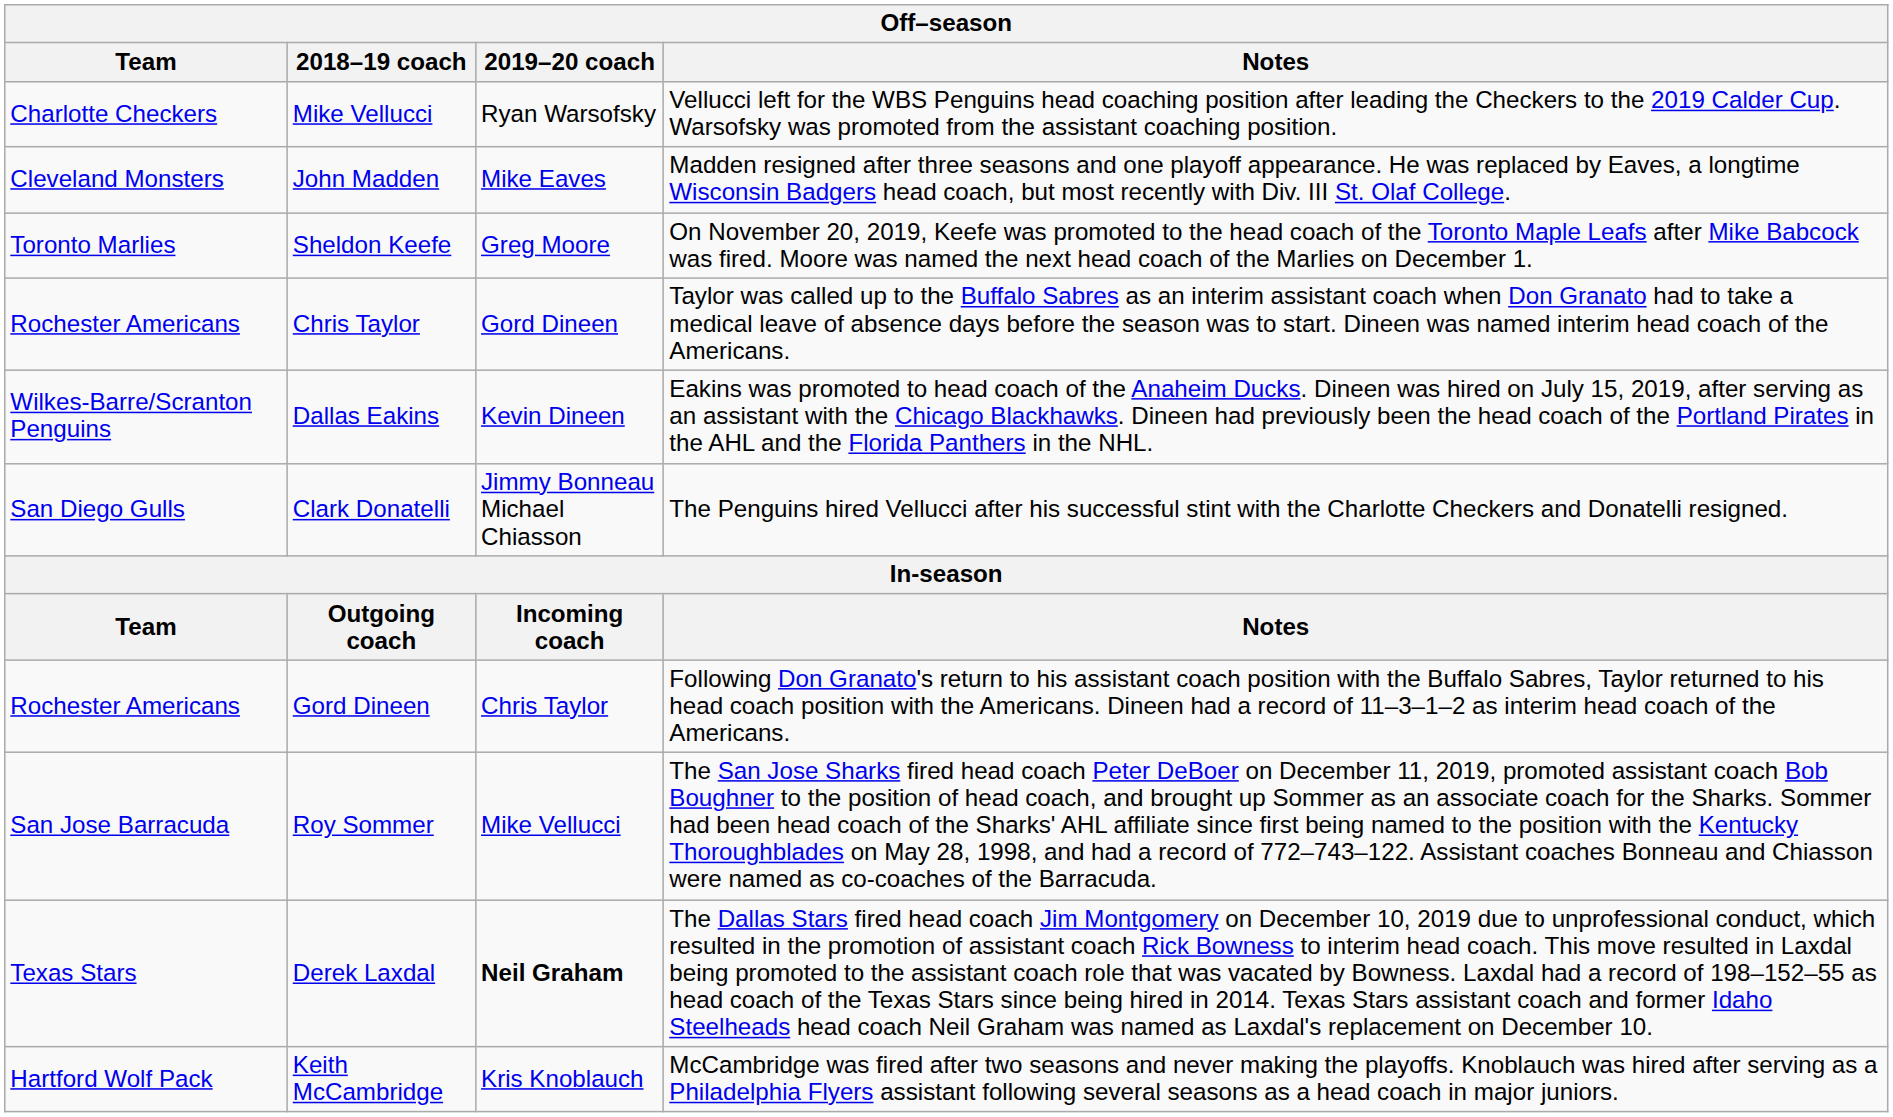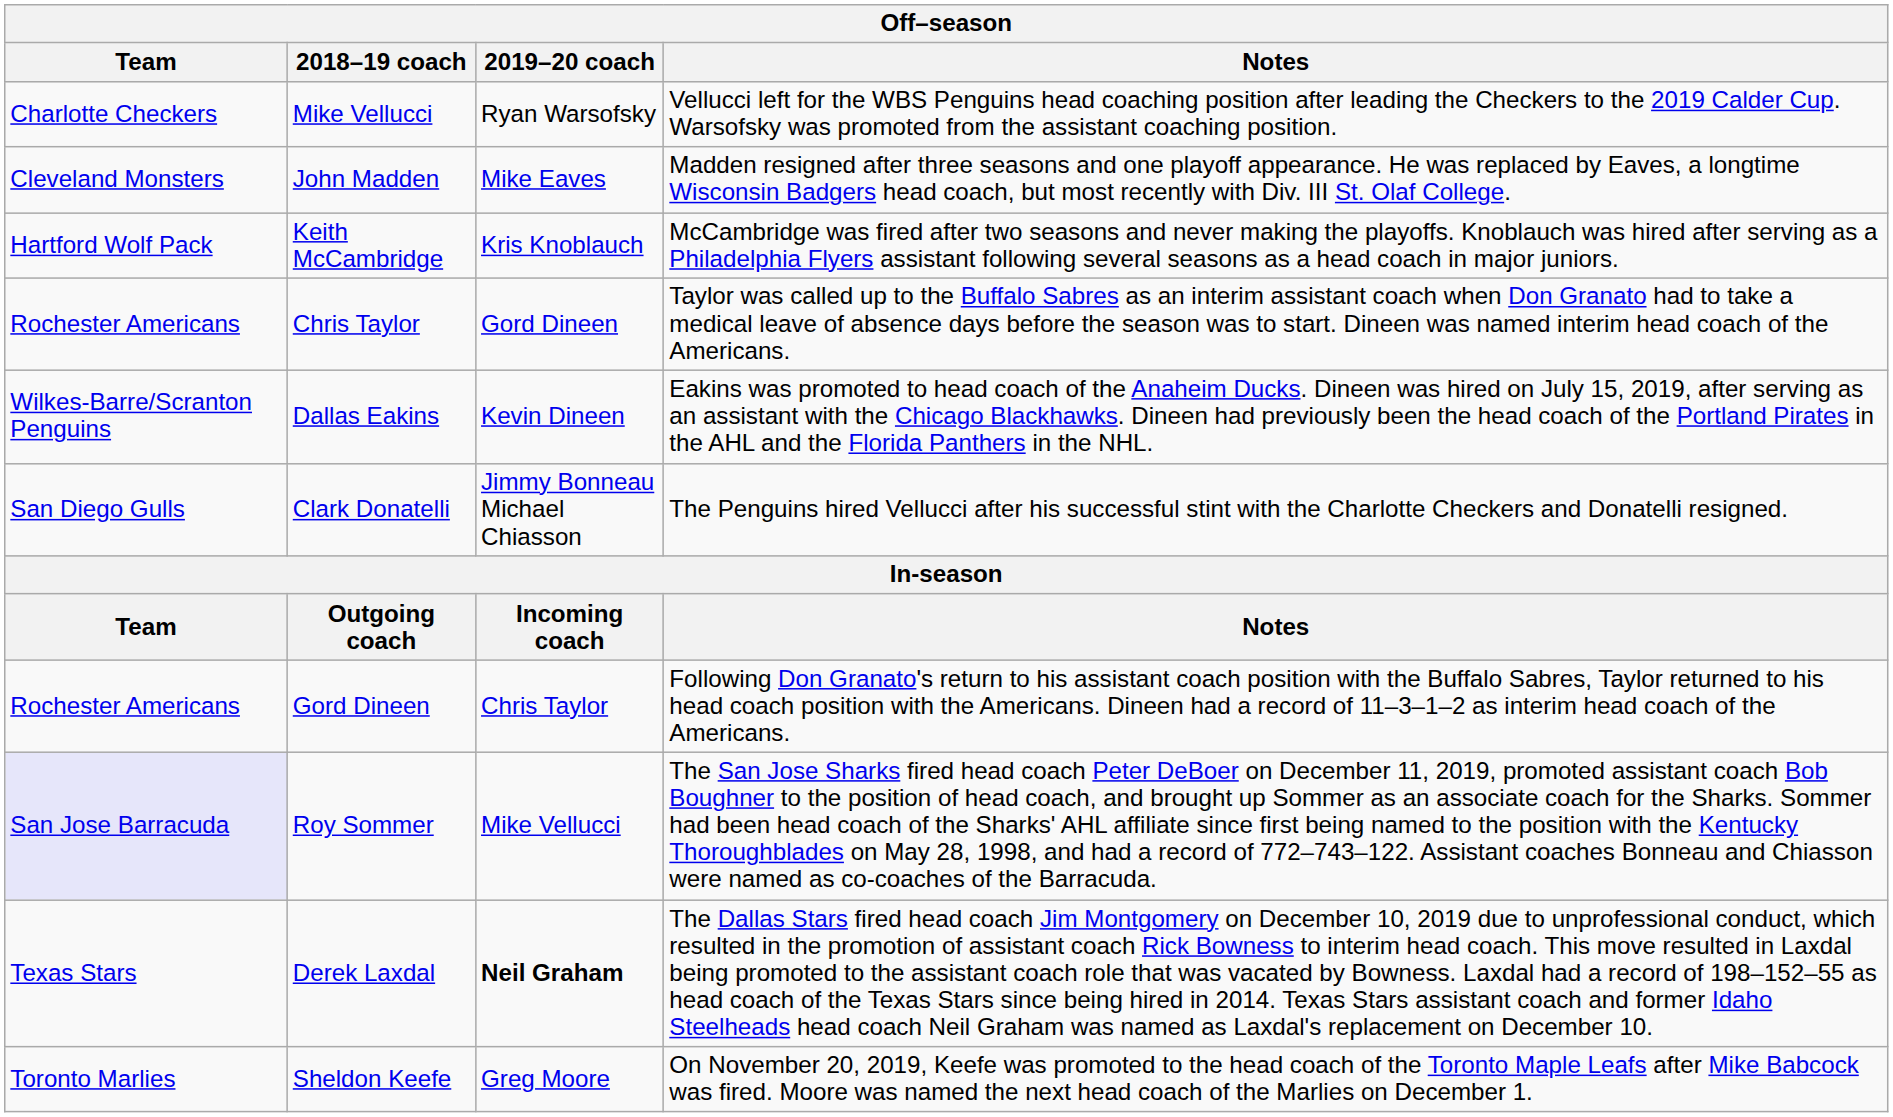rows swapped: (368, 1078) <-> (372, 244)
(120, 825) no background -> (120, 825) lavender background
